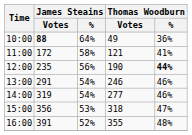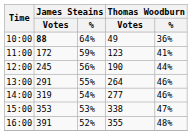(87, 53) 58% -> (87, 53) 59%
(115, 53) 121 -> (115, 53) 123
(44, 67) 235 -> (44, 67) 245
(165, 67) bold -> (165, 67) normal
(87, 81) 54% -> (87, 81) 55%
(115, 81) 246 -> (115, 81) 264
(44, 109) 356 -> (44, 109) 353
(115, 109) 318 -> (115, 109) 338
